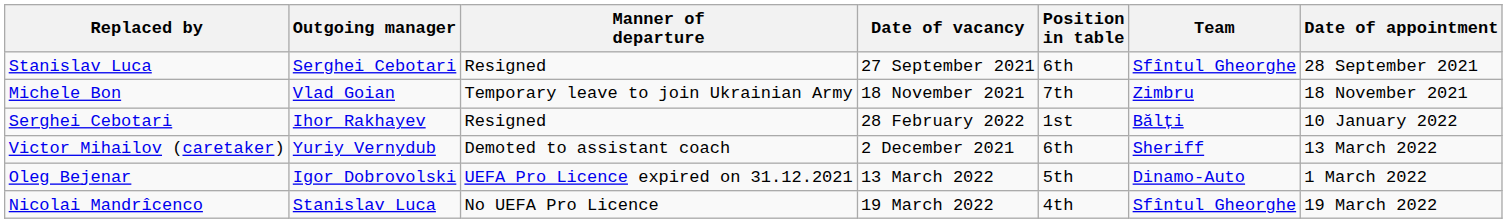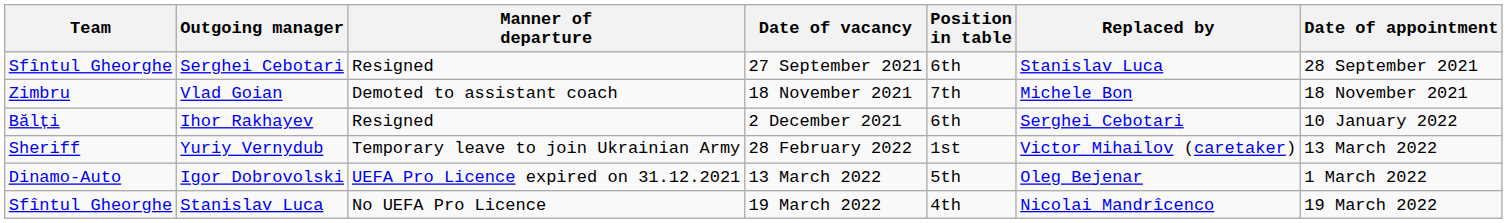columns swapped: (1214, 28) <-> (147, 28)
(659, 94) Temporary leave to join Ukrainian Army -> (485, 94) Demoted to assistant coach
(943, 121) 28 February 2022 -> (825, 121) 2 December 2021
(1058, 121) 1st -> (946, 121) 6th
(597, 149) Demoted to assistant coach -> (546, 149) Temporary leave to join Ukrainian Army
(938, 149) 2 December 2021 -> (830, 149) 28 February 2022
(1058, 149) 6th -> (946, 149) 1st
